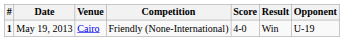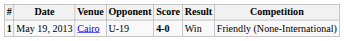columns swapped: (315, 12) <-> (168, 12)
(240, 28) normal -> (163, 28) bold
